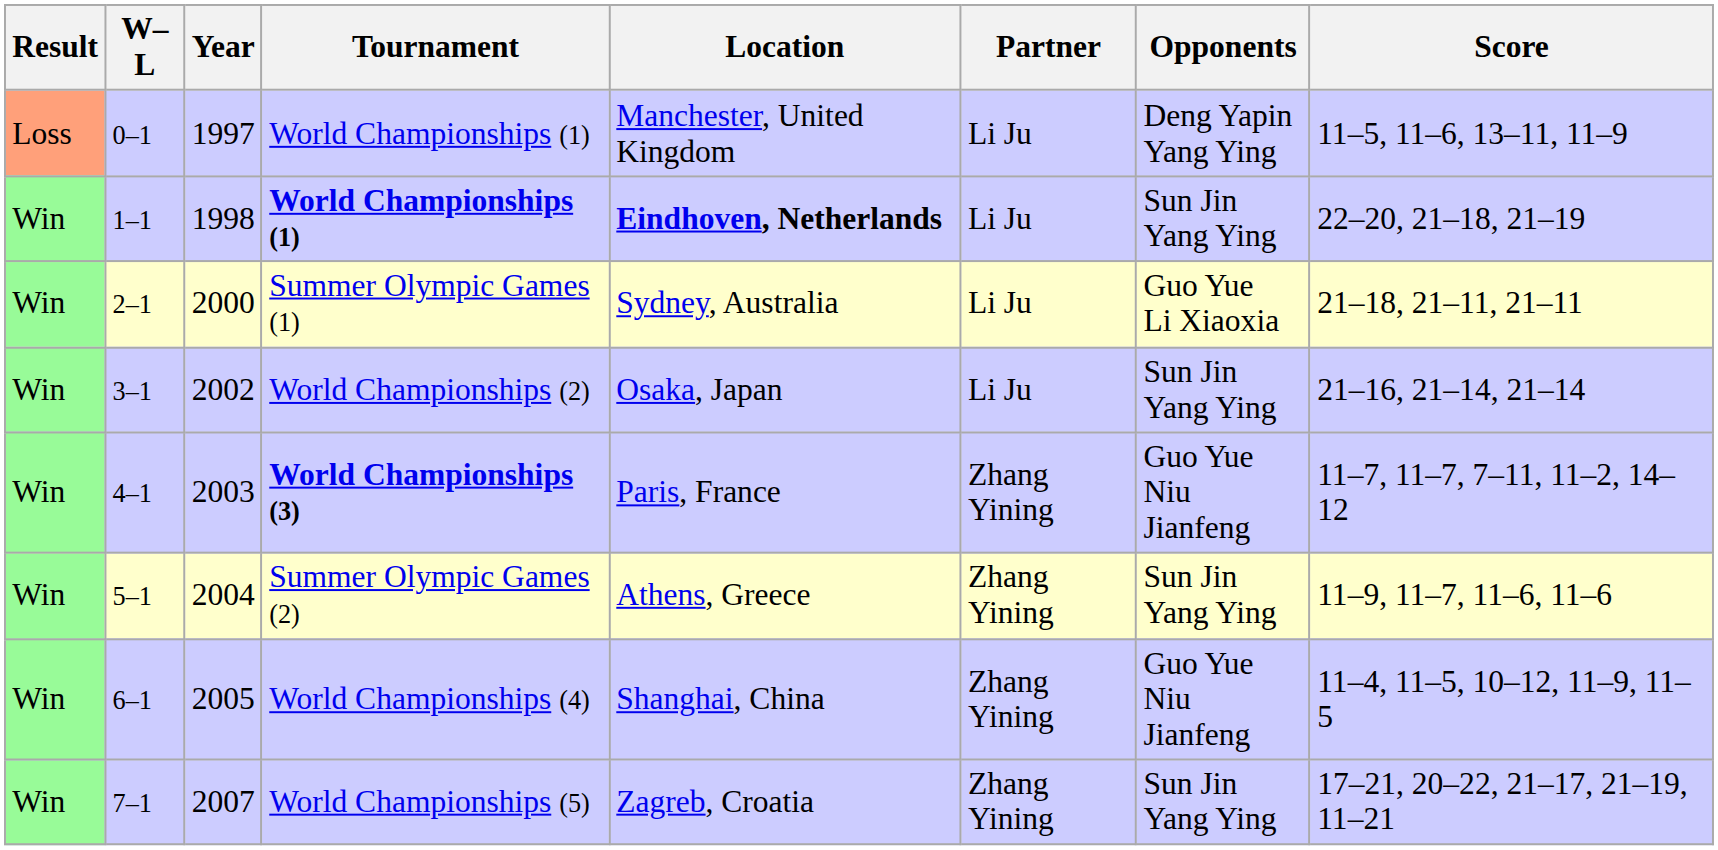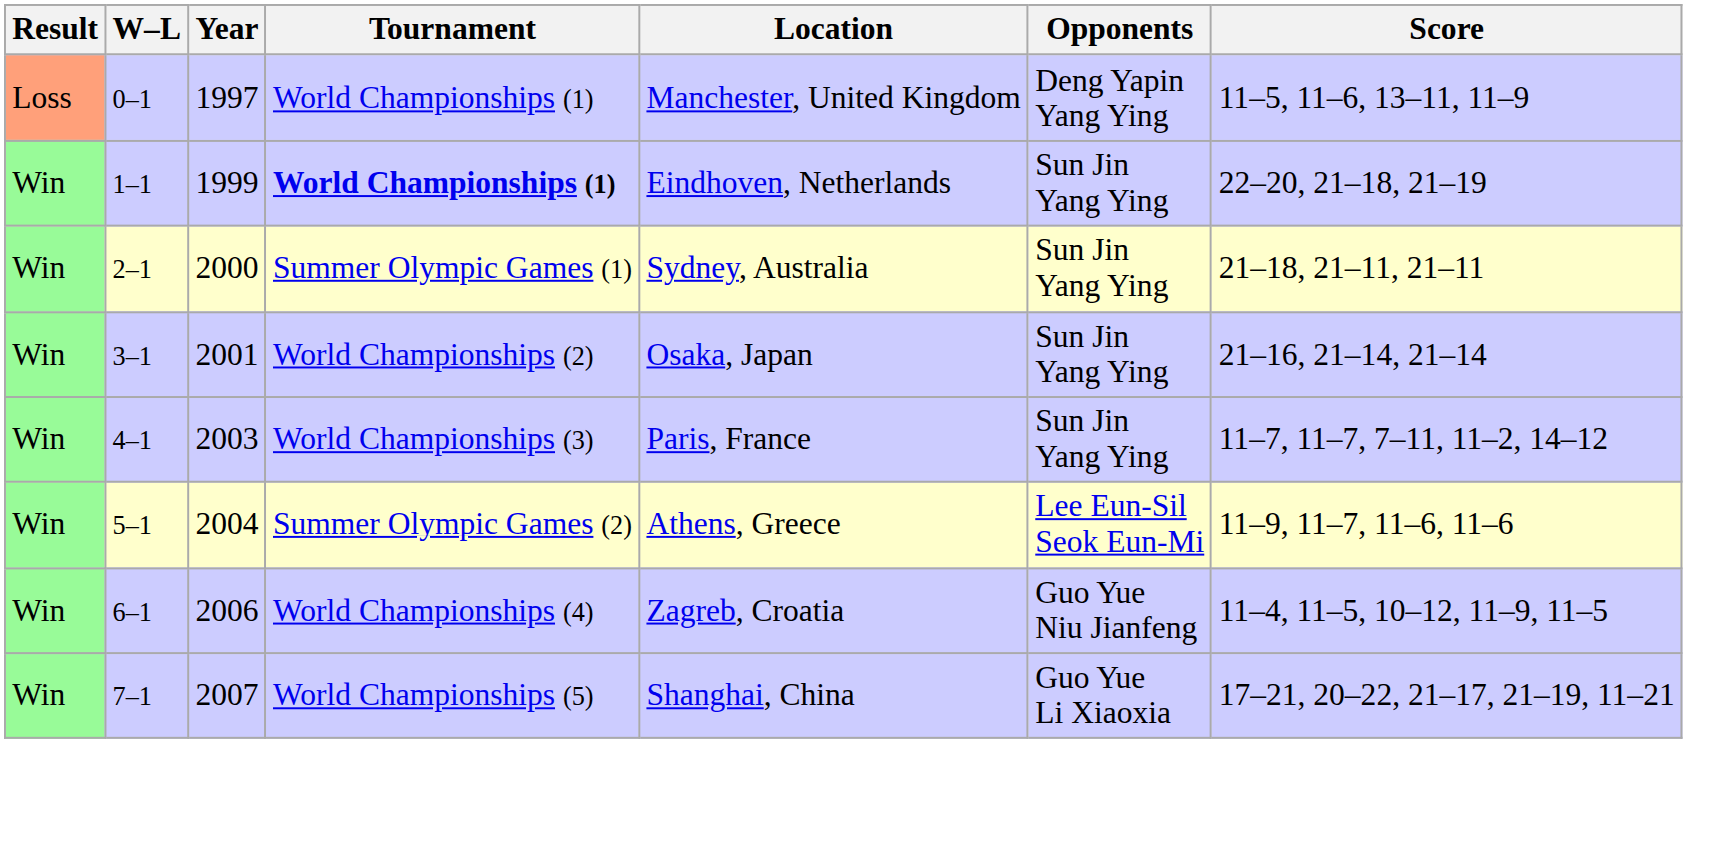- column: (1048, 47)
(223, 218) 1998 -> (227, 182) 1999
(779, 218) bold -> (799, 182) normal
(1211, 303) Guo Yue Li Xiaoxia -> (1102, 268) Sun Jin Yang Ying
(223, 389) 2002 -> (227, 353) 2001
(421, 492) bold -> (433, 439) normal
(1198, 492) Guo Yue Niu Jianfeng -> (1102, 439) Sun Jin Yang Ying
(1210, 595) Sun Jin Yang Ying -> (1120, 524) Lee Eun-Sil Seok Eun-Mi
(223, 698) 2005 -> (227, 609) 2006
(720, 698) Shanghai, China -> (745, 609) Zagreb, Croatia
(715, 801) Zagreb, Croatia -> (751, 695) Shanghai, China
(1210, 801) Sun Jin Yang Ying -> (1103, 695) Guo Yue Li Xiaoxia
